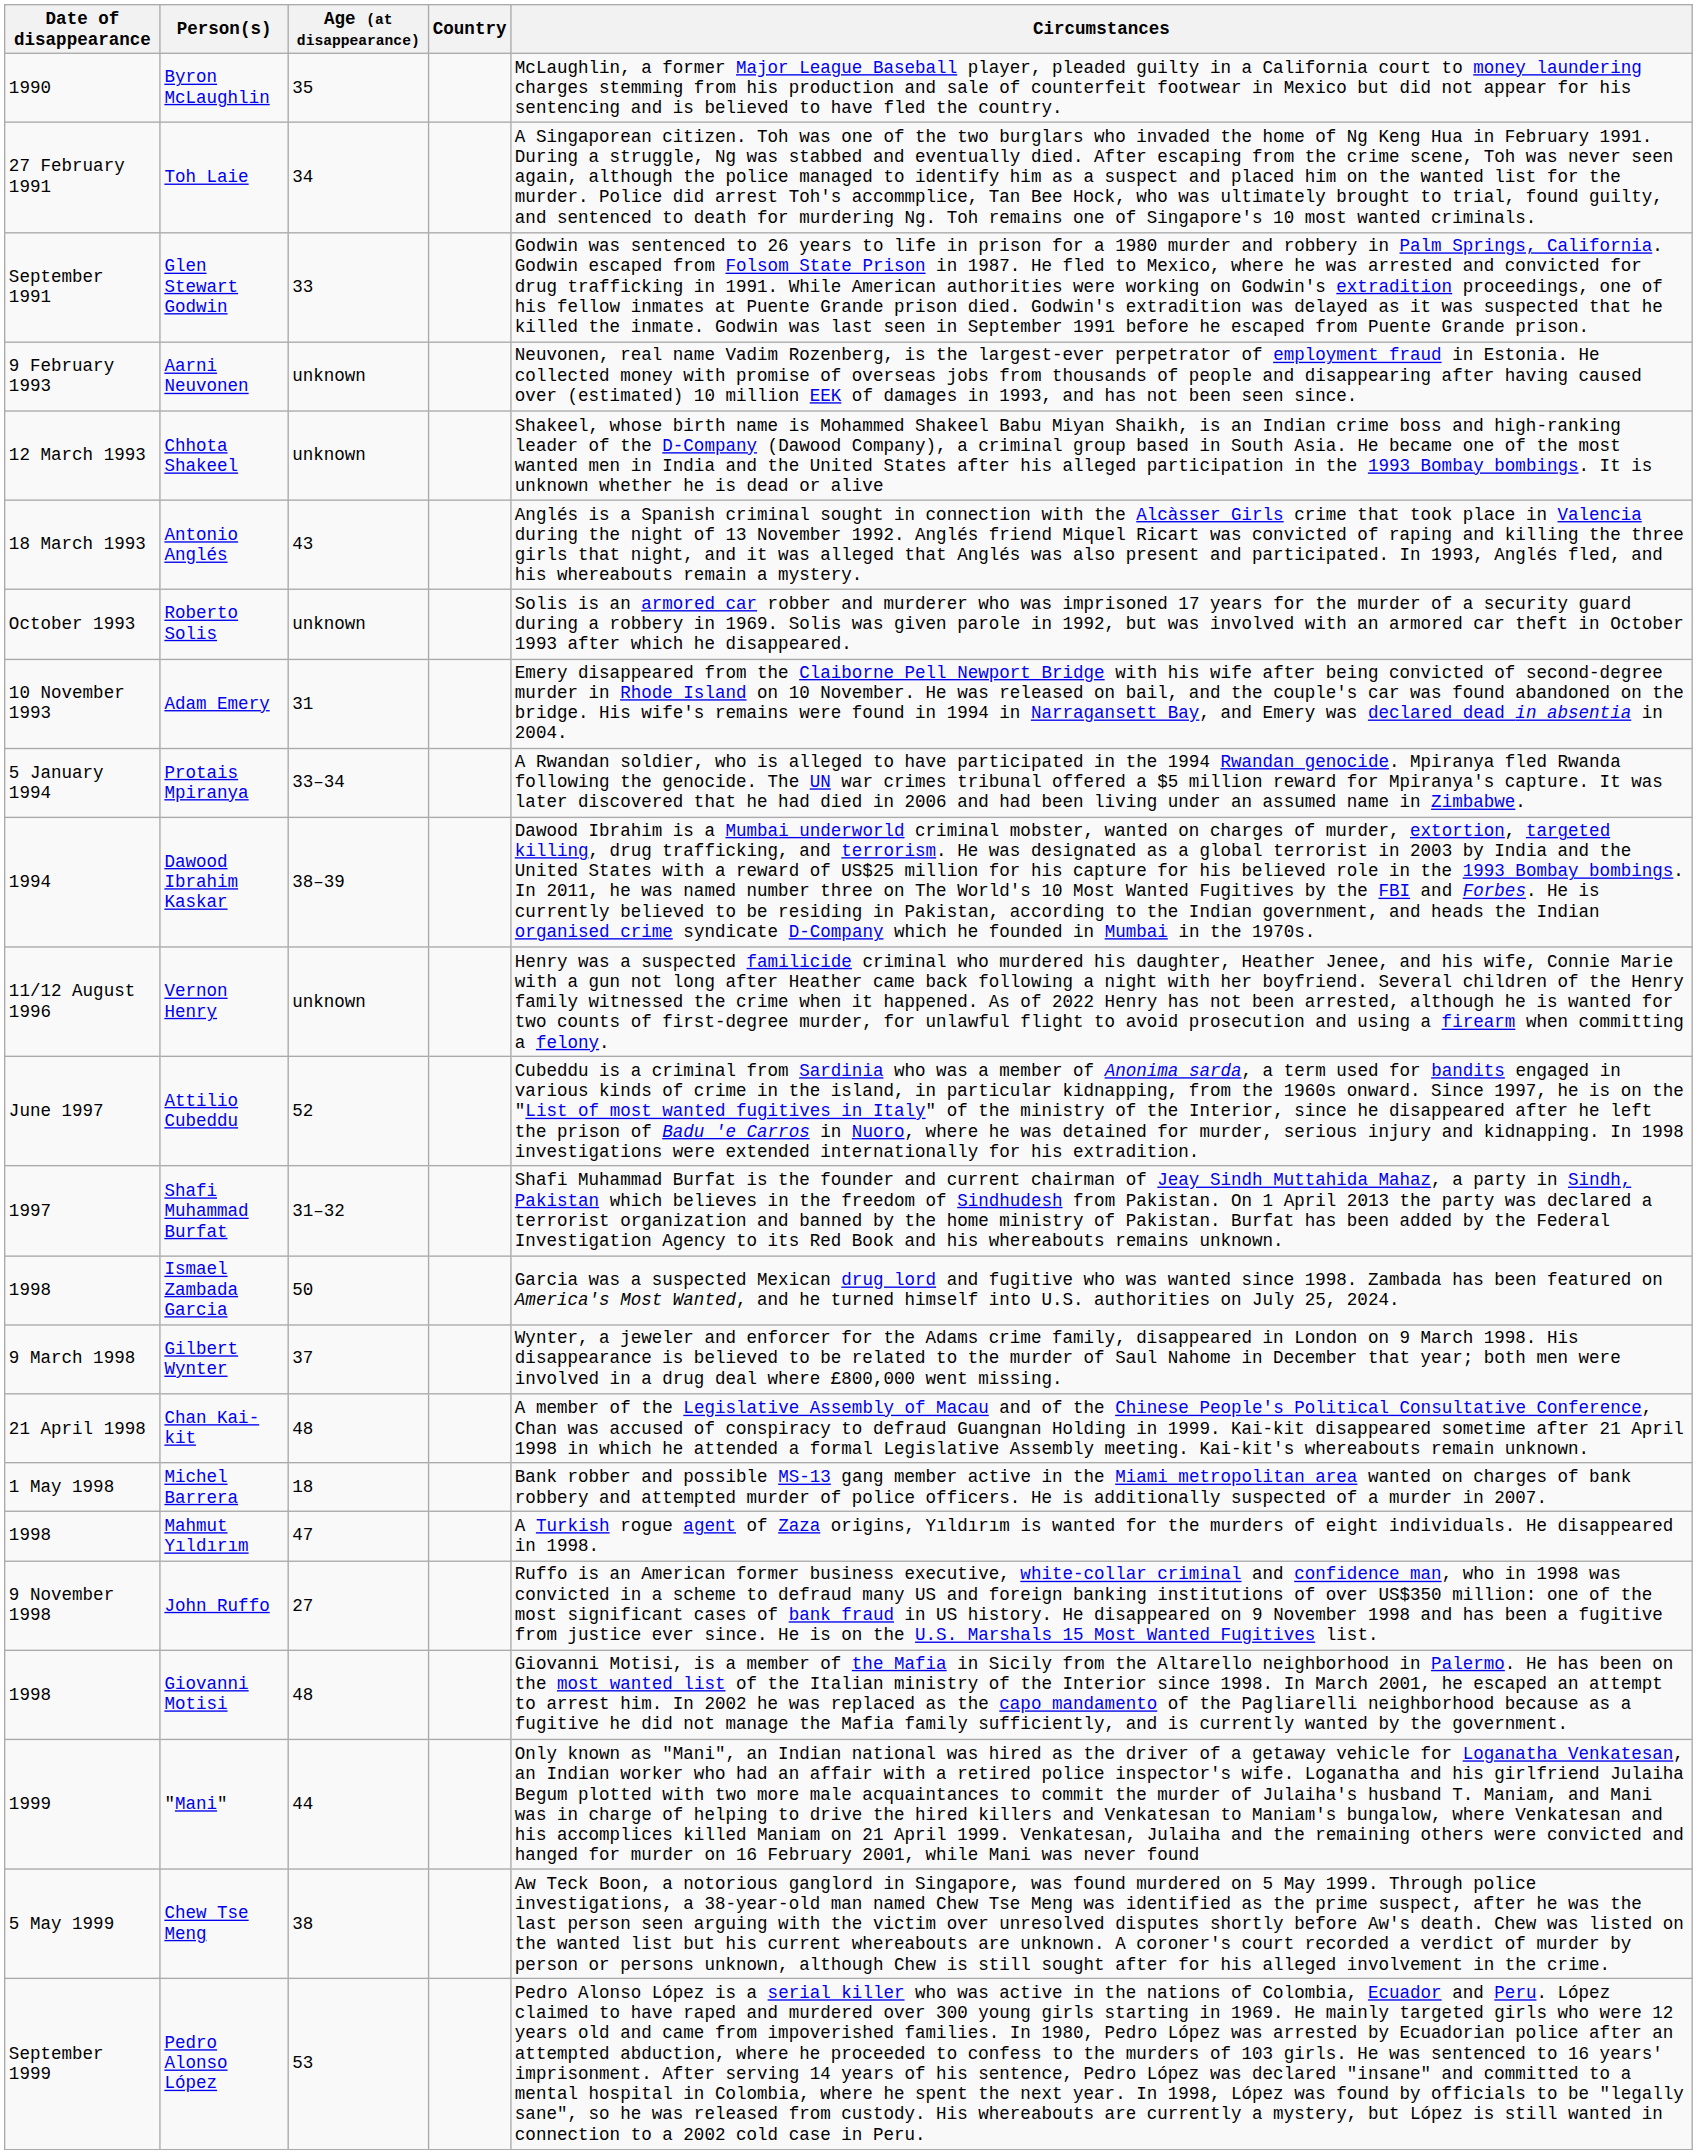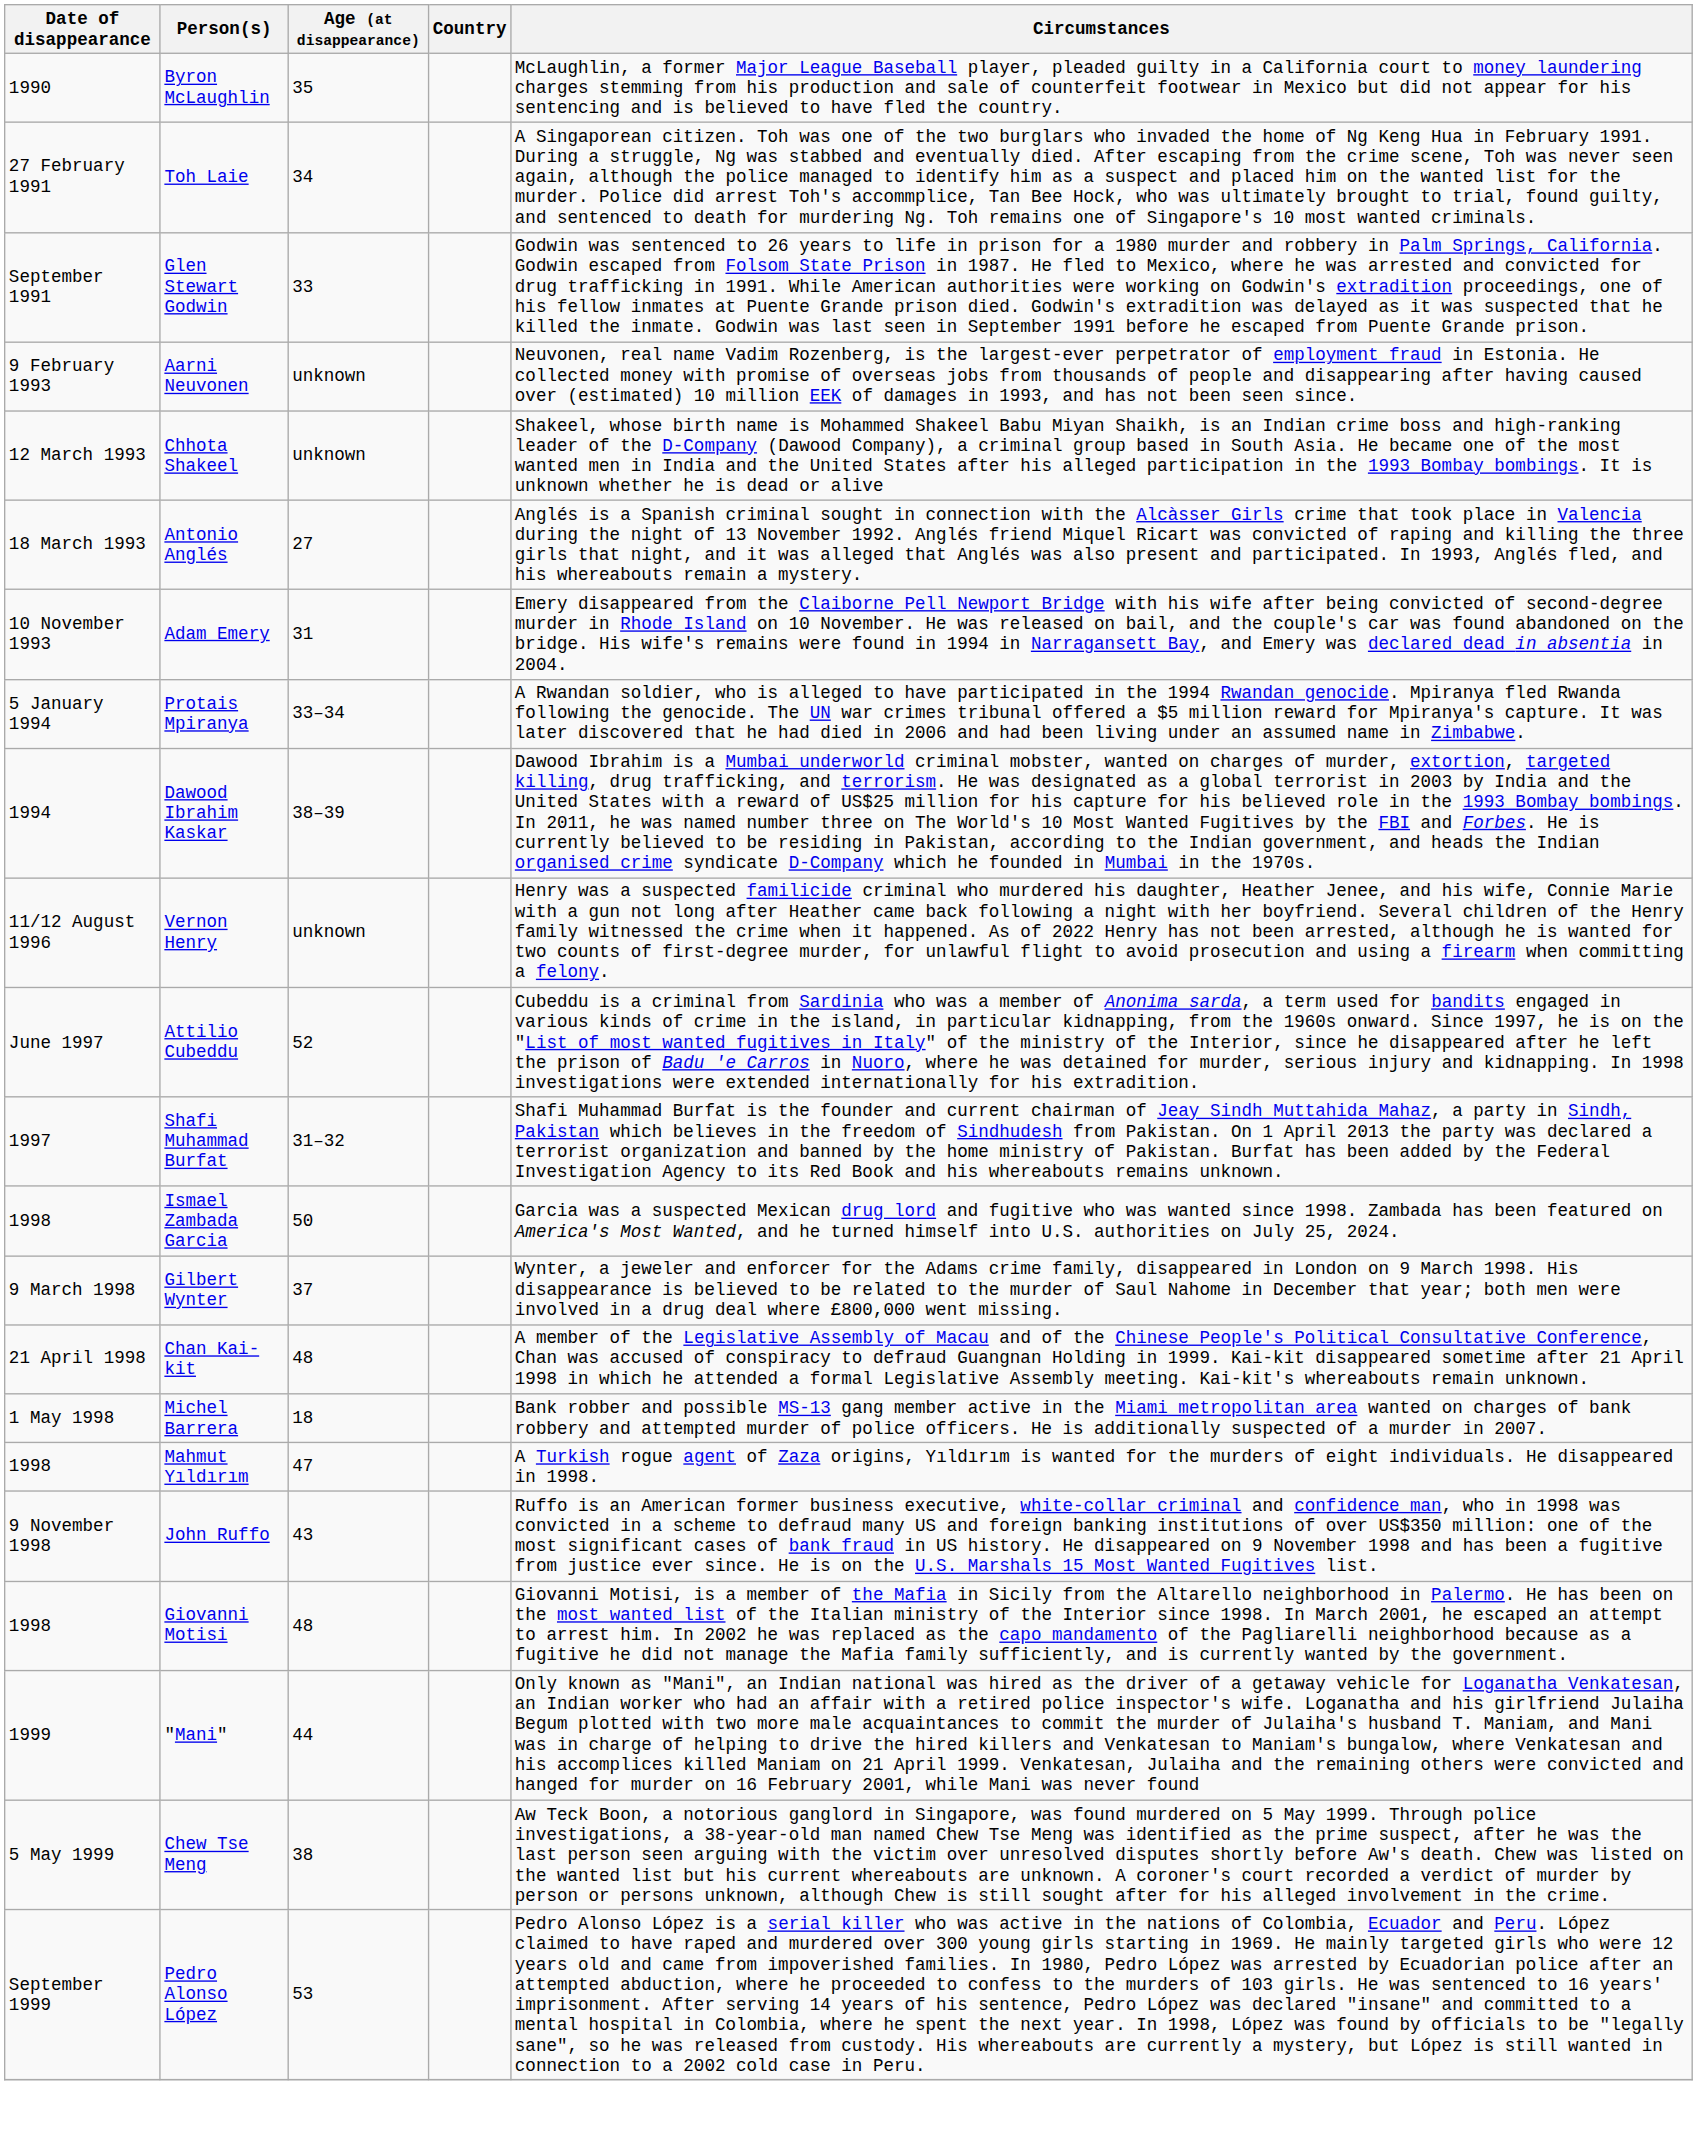(303, 545) 43 -> (303, 545) 27
- row: (201, 624)
(303, 1605) 27 -> (303, 1536) 43
